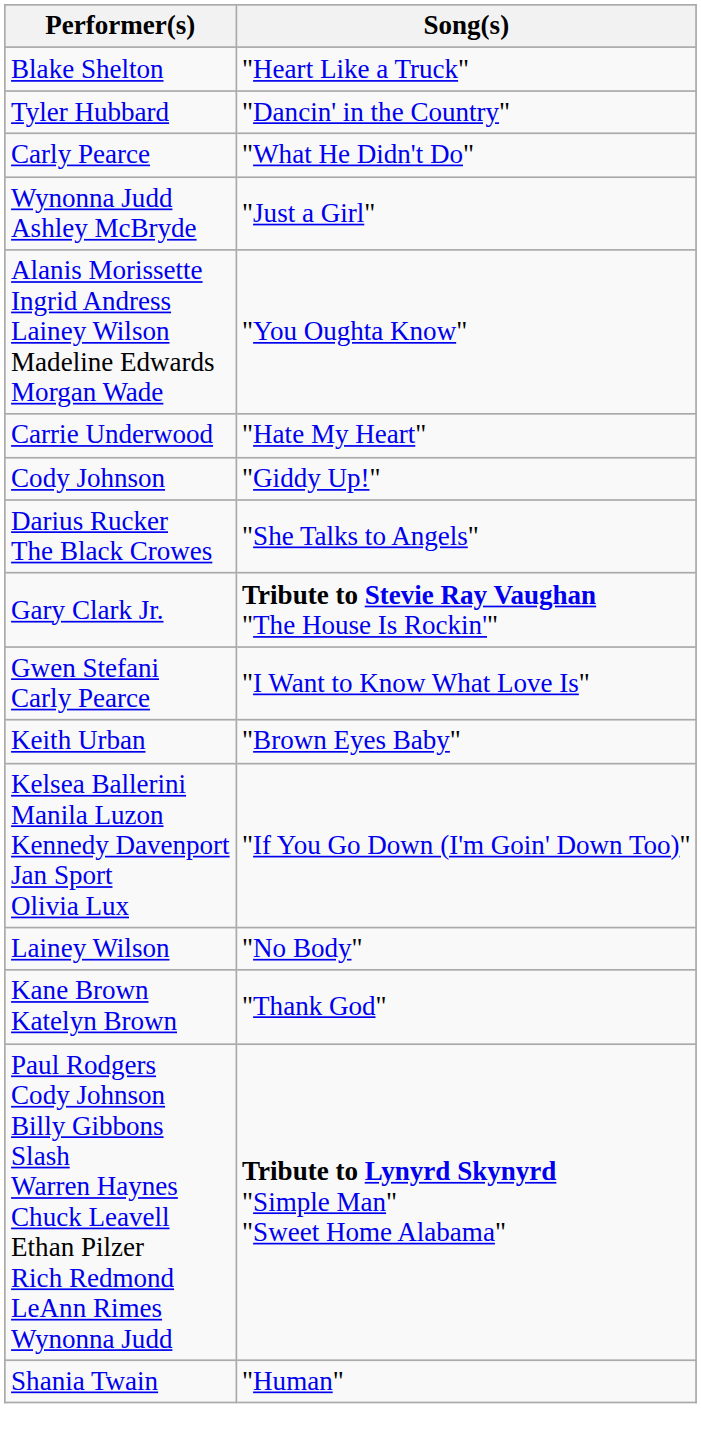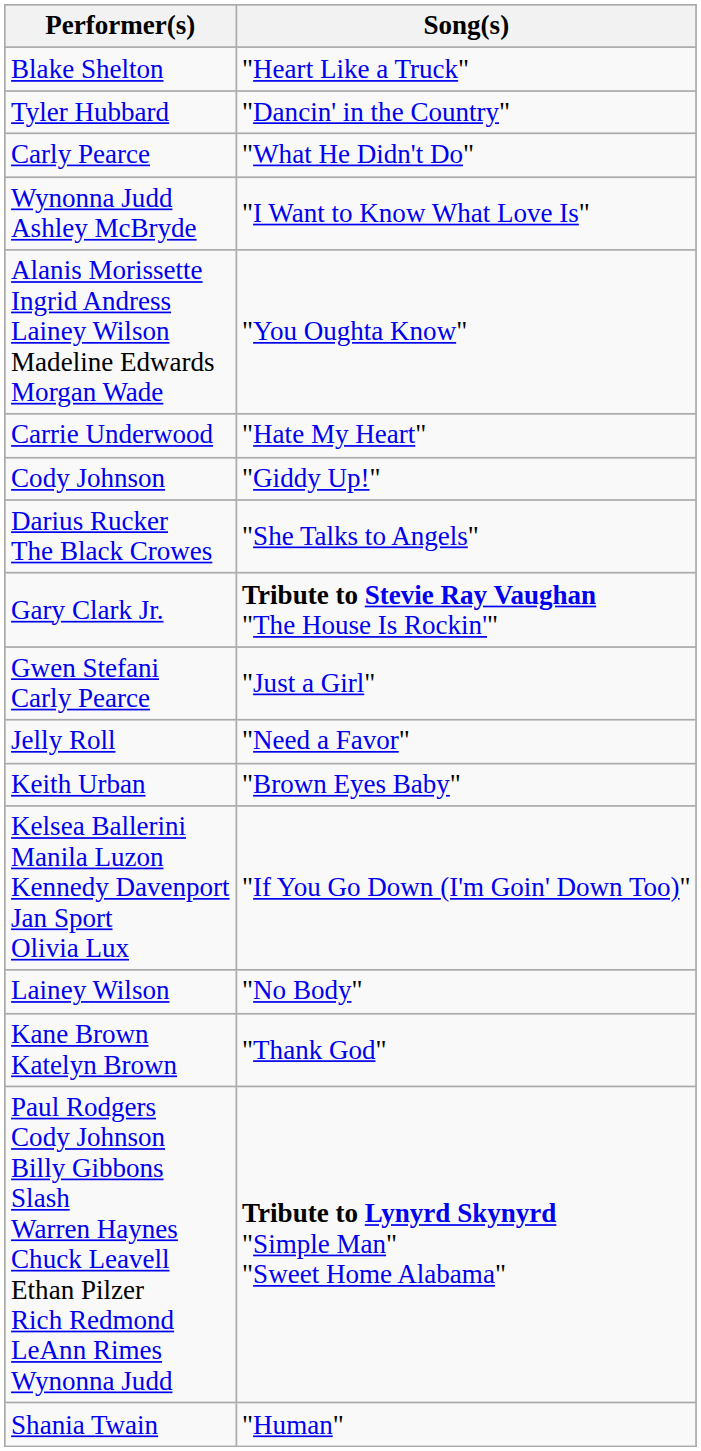(309, 212) "Just a Girl" -> (416, 212) "I Want to Know What Love Is"
(416, 682) "I Want to Know What Love Is" -> (309, 682) "Just a Girl"
+ row: (63, 741)
